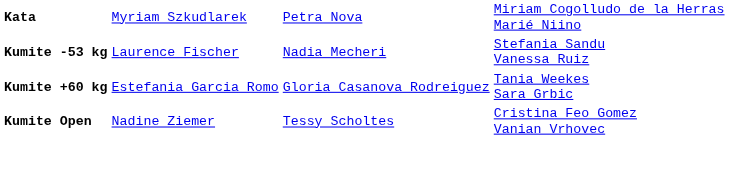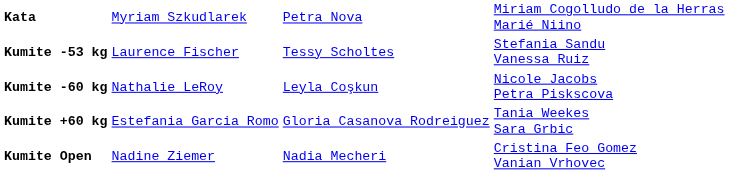(335, 52) Nadia Mecheri -> (338, 52) Tessy Scholtes
+ row: (56, 87)
(338, 121) Tessy Scholtes -> (335, 156) Nadia Mecheri
